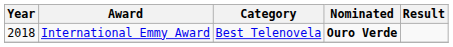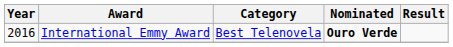(21, 33) 2018 -> (21, 33) 2016
